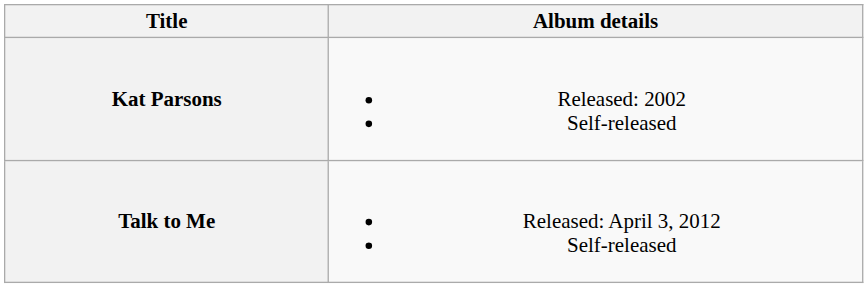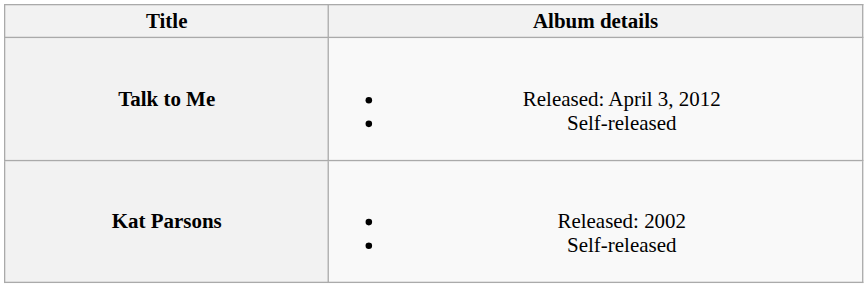rows swapped: (167, 98) <-> (167, 221)
